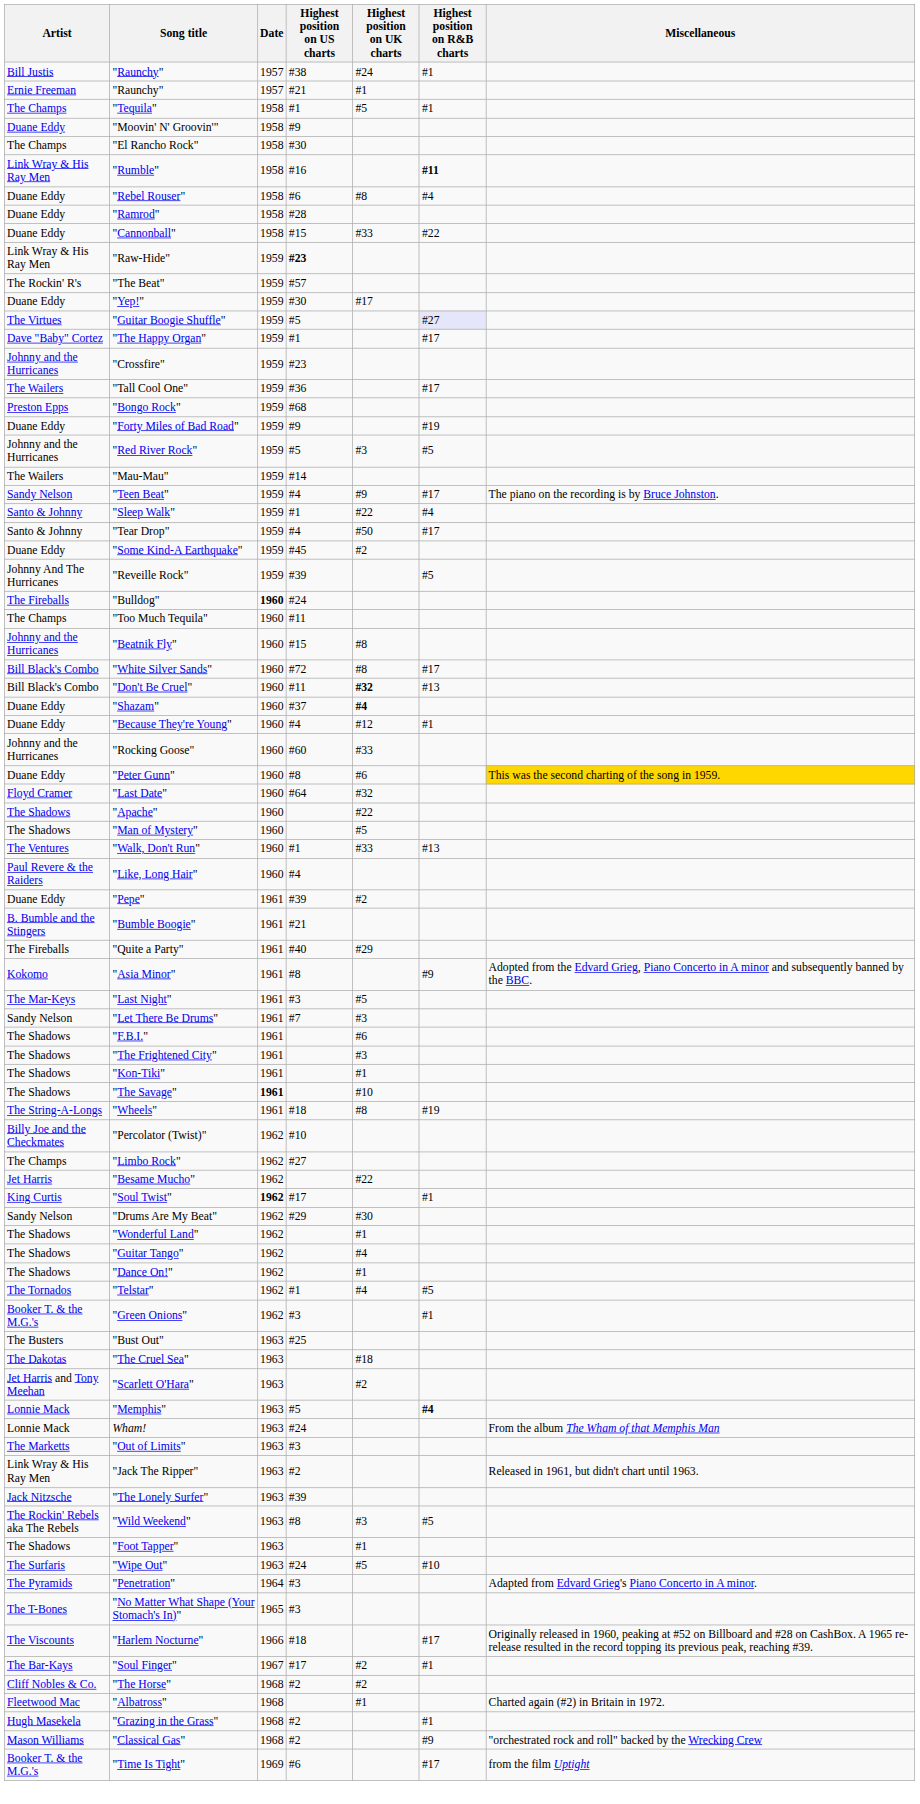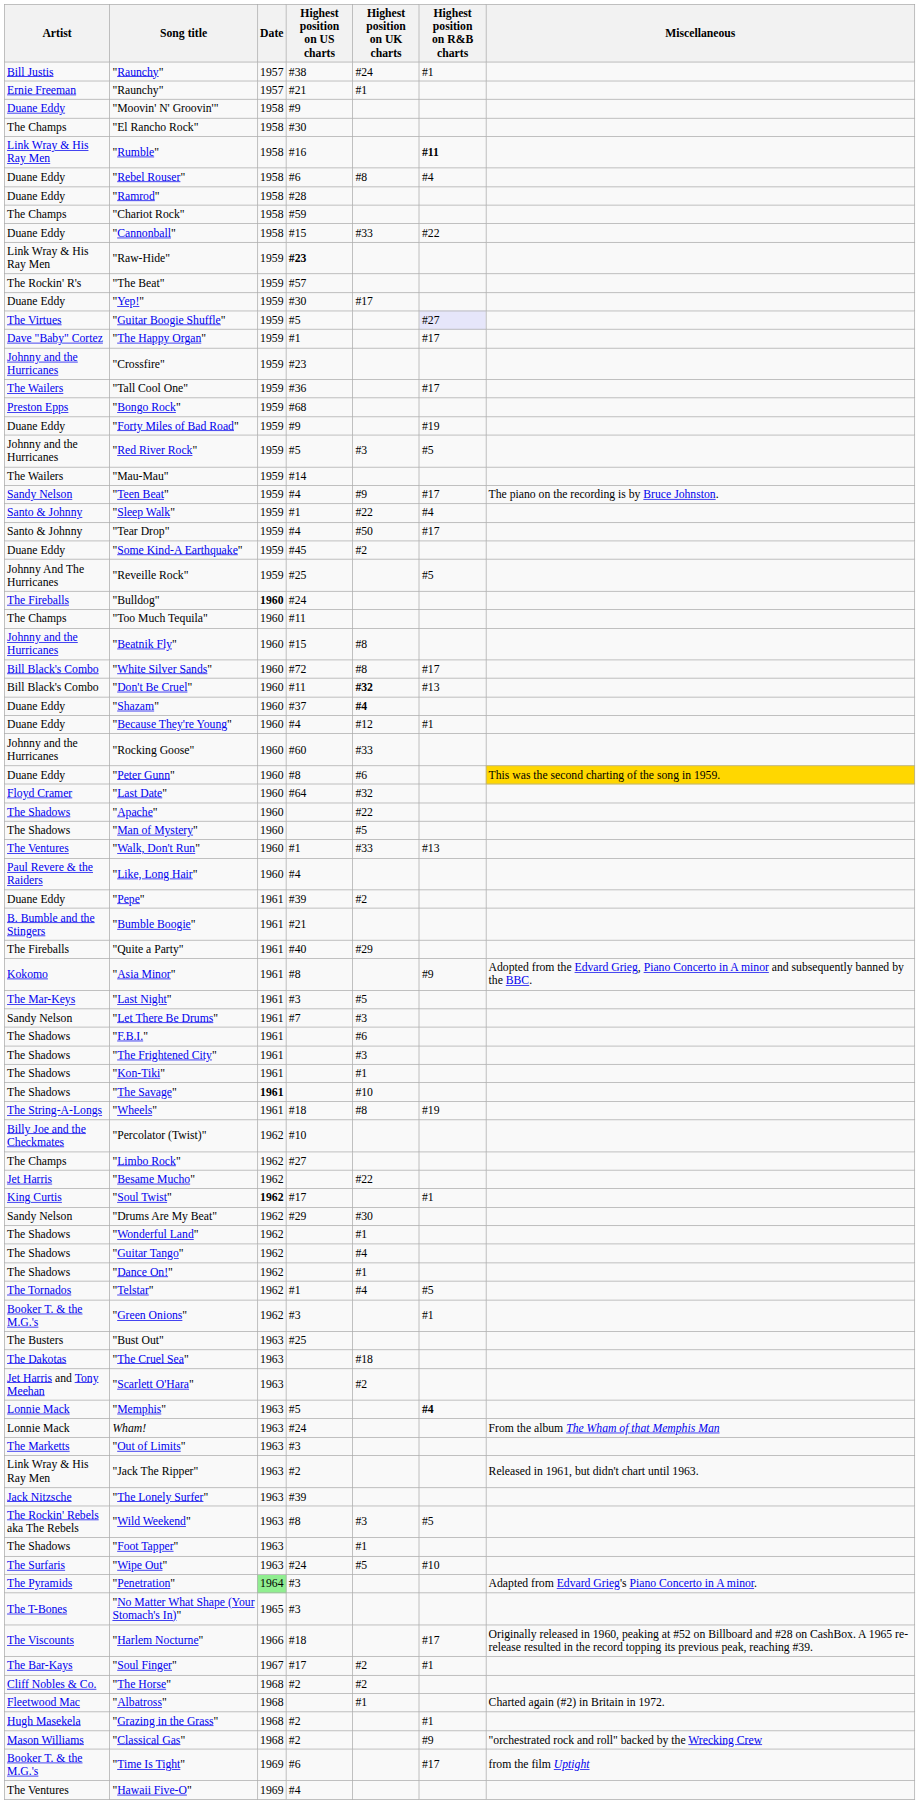- row: (37, 108)
+ row: (37, 214)
(298, 575) #39 -> (298, 575) #25
(272, 1583) no background -> (272, 1583) lightgreen background
+ row: (38, 1790)
